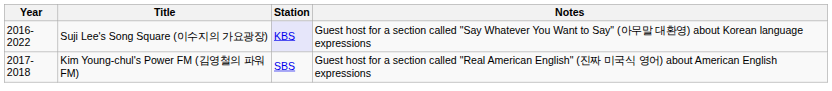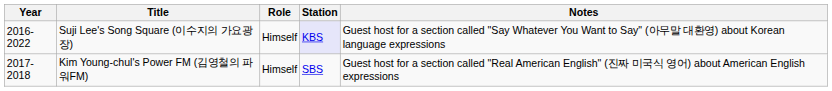+ column: (280, 12)
